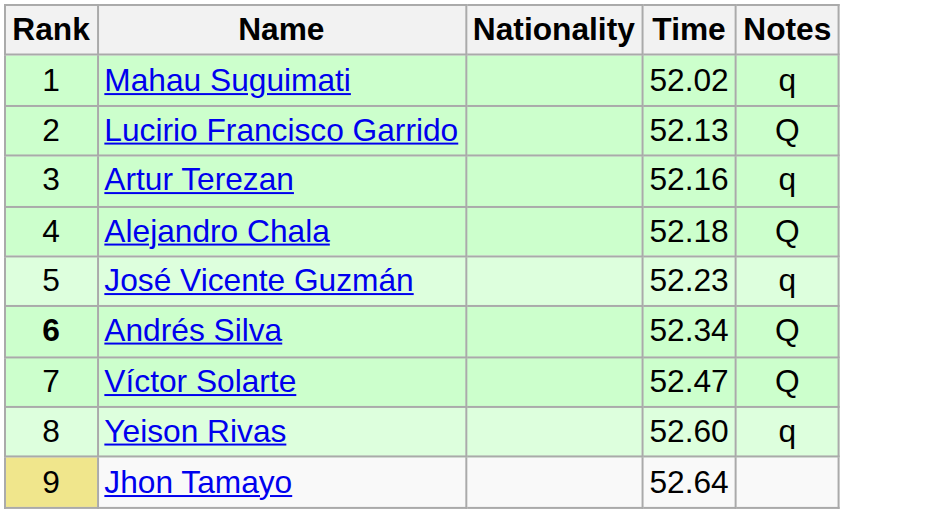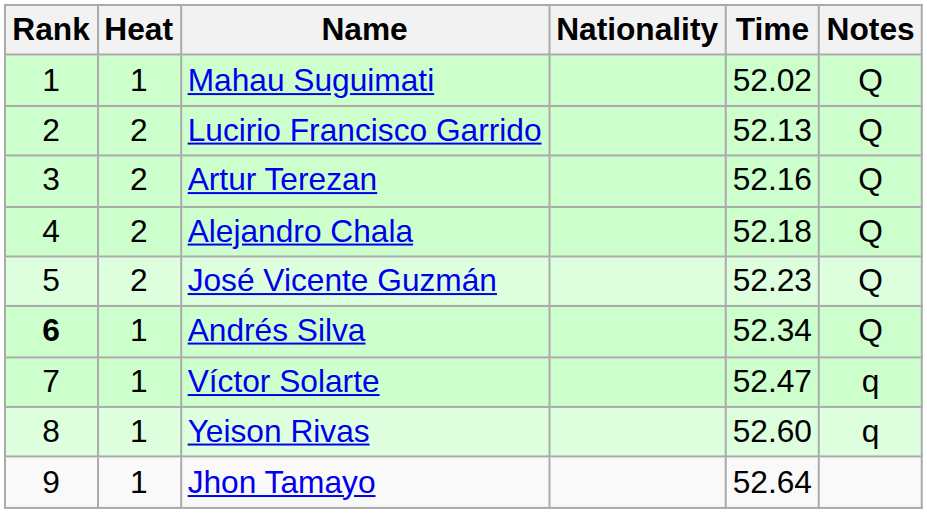+ column: (139, 29)
(787, 79) q -> (871, 79) Q
(787, 180) q -> (871, 180) Q
(787, 280) q -> (871, 280) Q
(787, 381) Q -> (871, 381) q
(51, 481) khaki background -> (51, 481) no background
